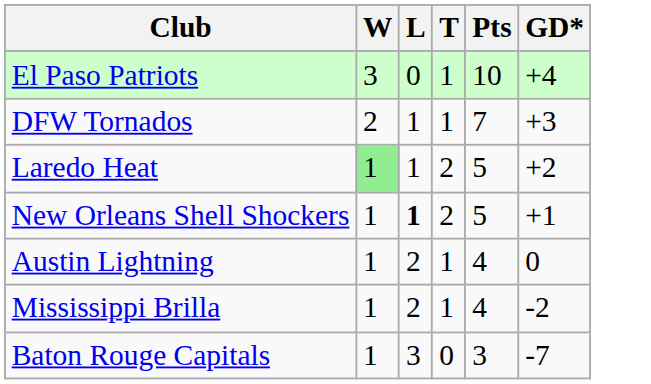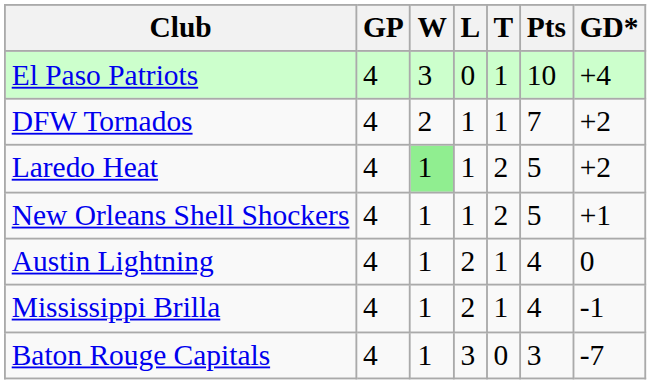+ column: (383, 27)
(541, 121) +3 -> (595, 121) +2
(413, 214) bold -> (468, 214) normal
(537, 307) -2 -> (592, 307) -1
